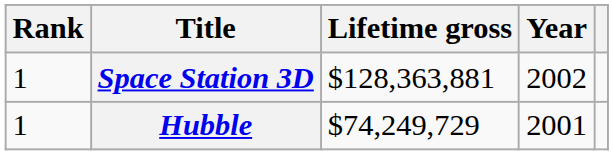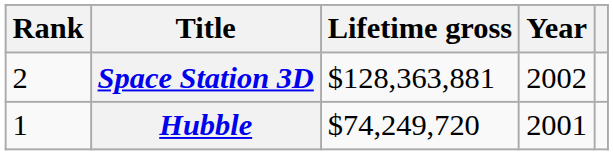(20, 76) 1 -> (20, 76) 2
(404, 125) $74,249,729 -> (404, 125) $74,249,720
